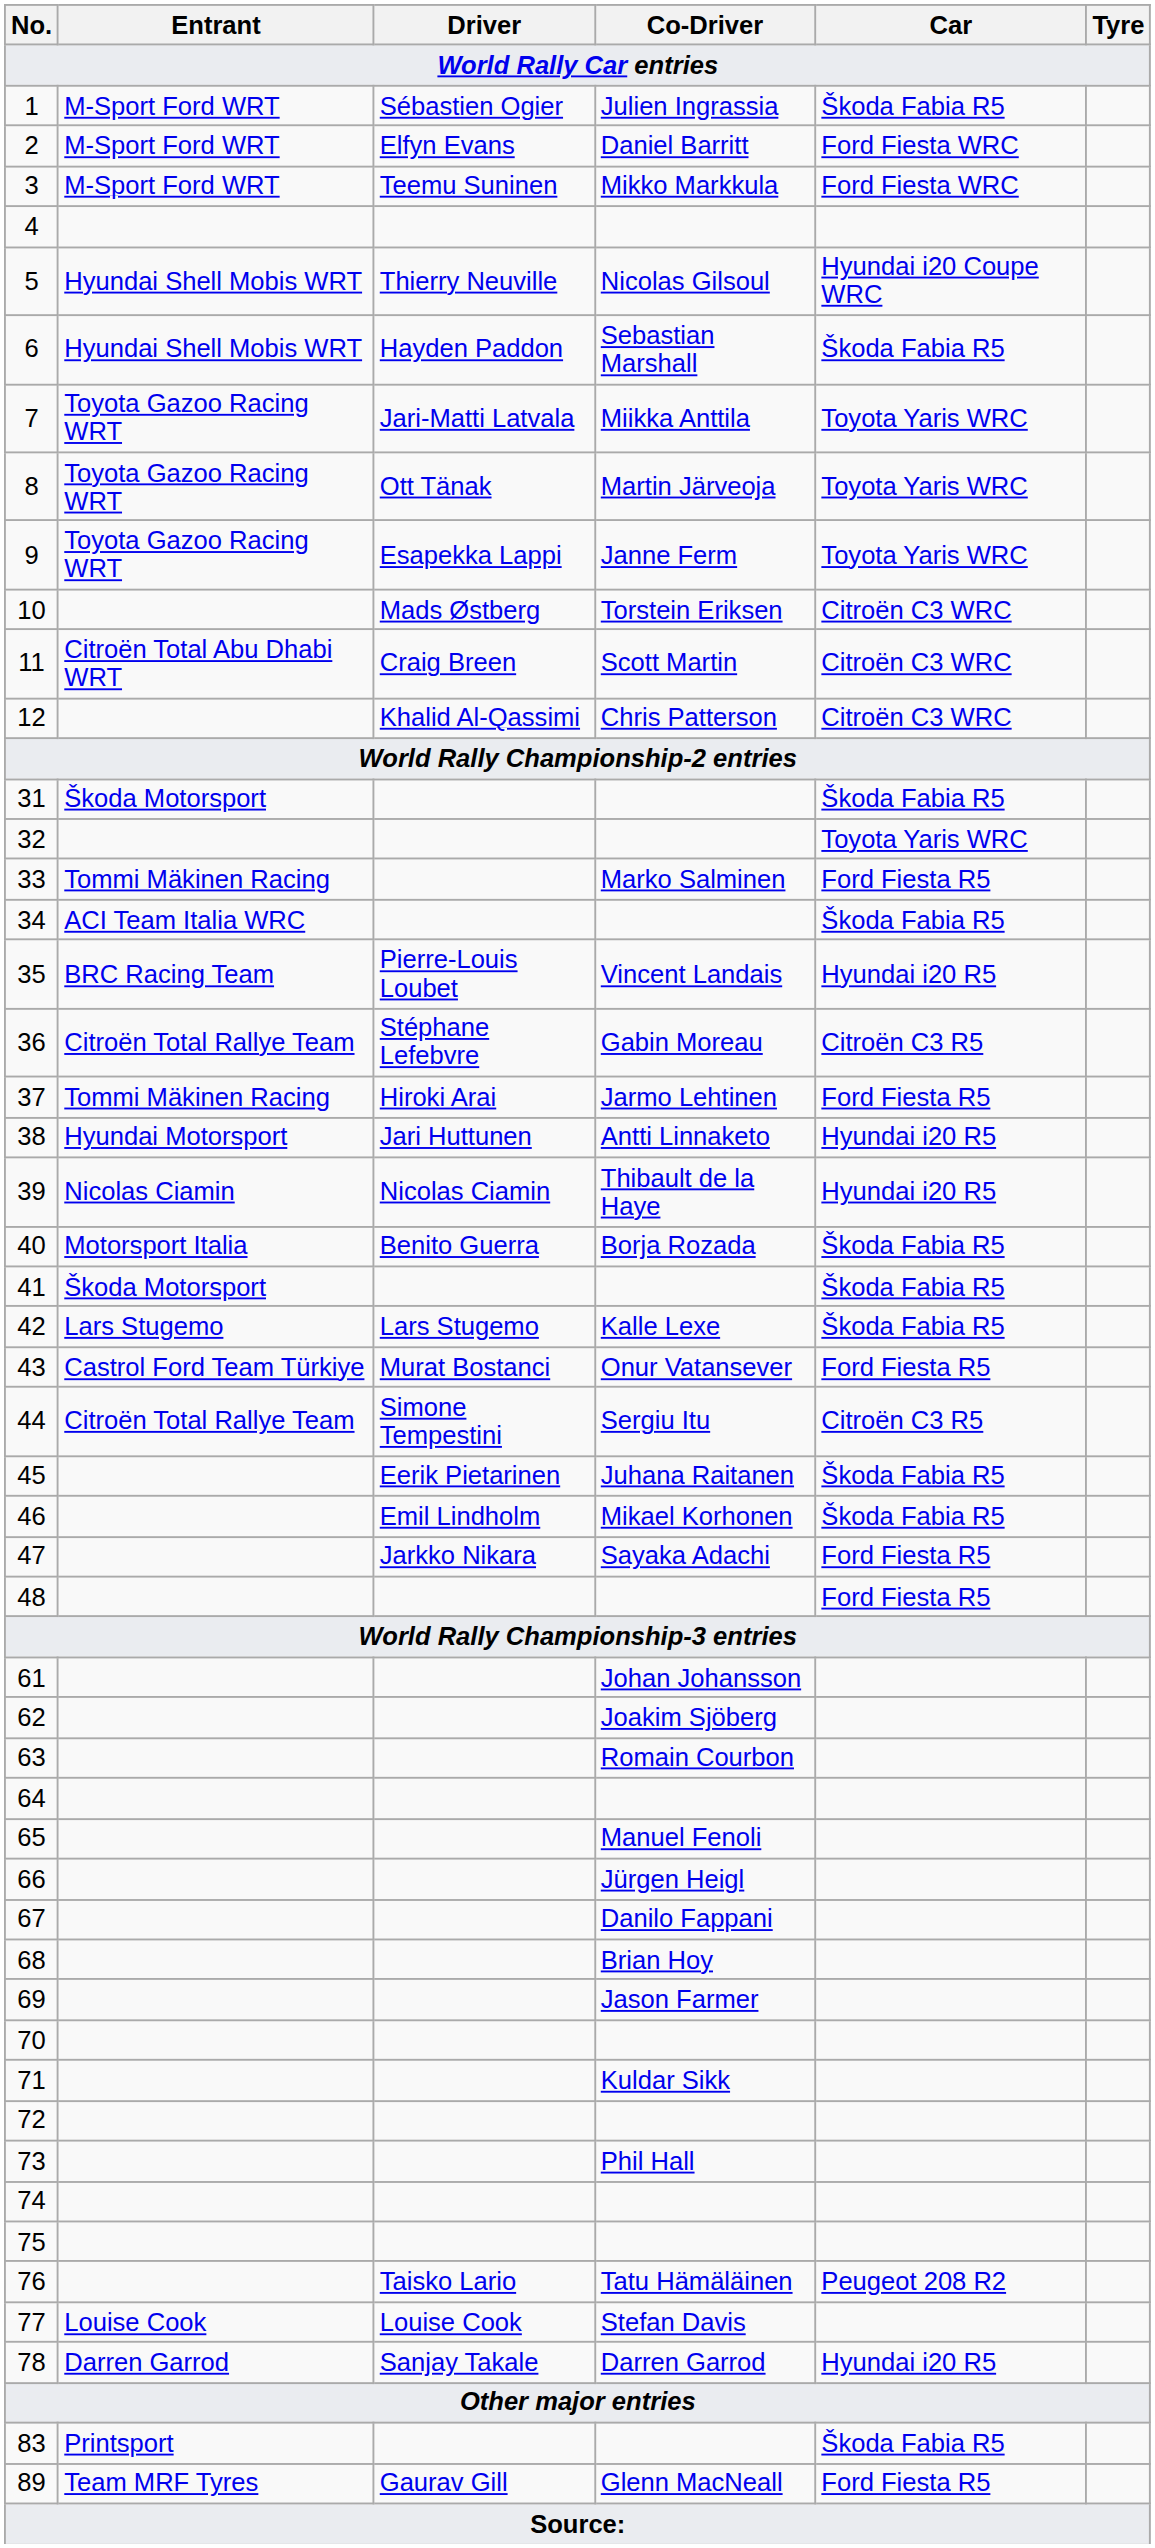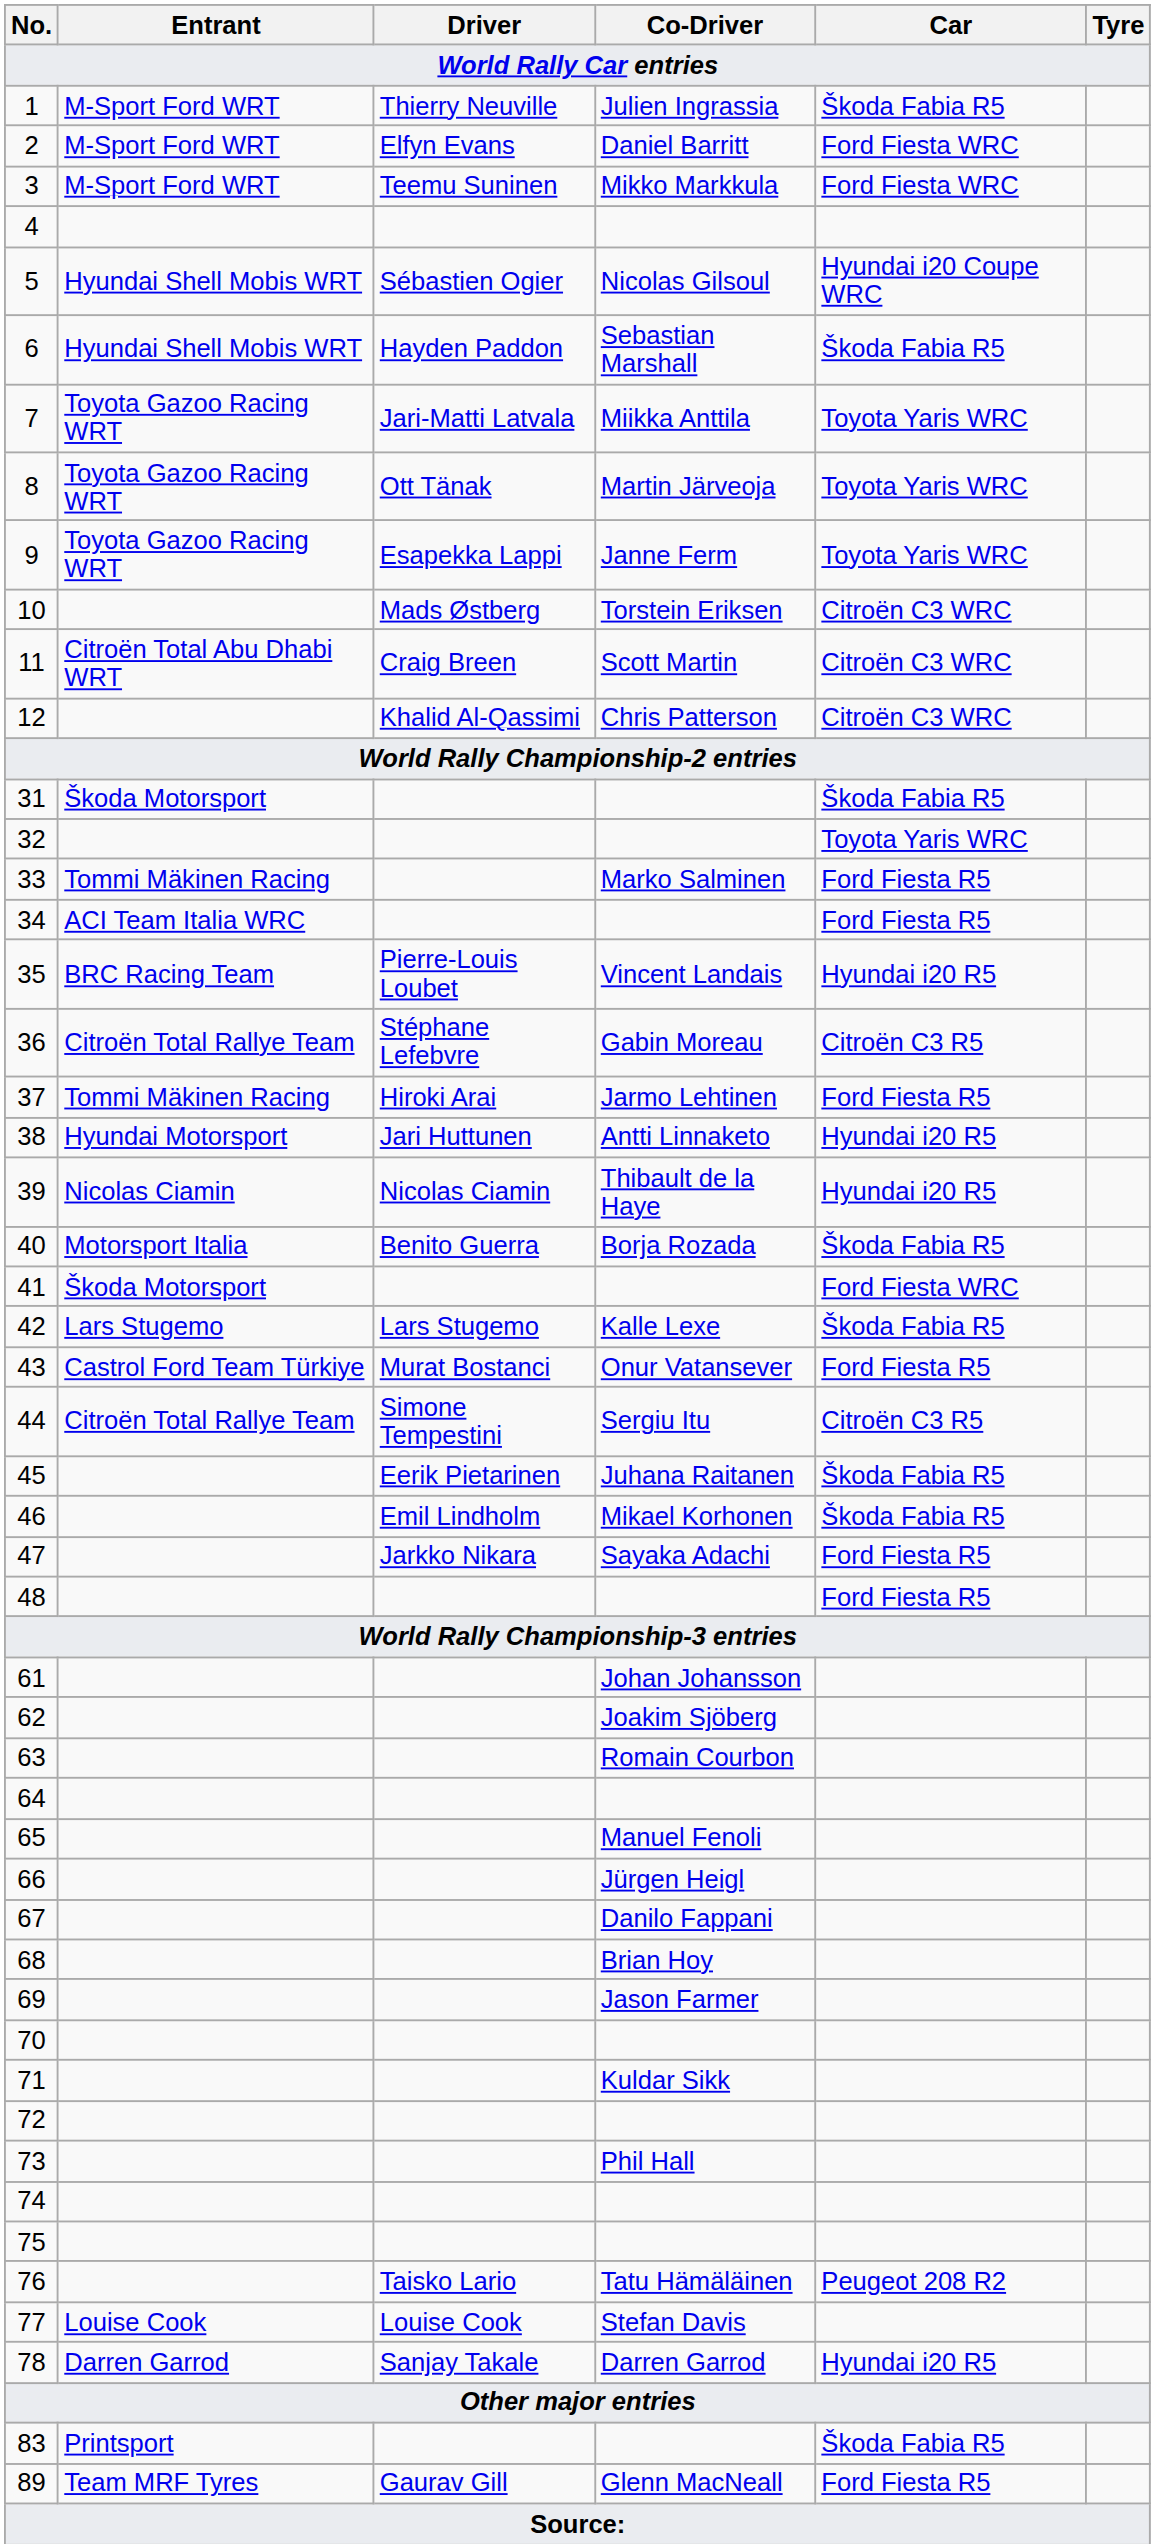(471, 105) Sébastien Ogier -> (469, 105) Thierry Neuville
(469, 281) Thierry Neuville -> (471, 281) Sébastien Ogier
(913, 919) Škoda Fabia R5 -> (906, 919) Ford Fiesta R5
(913, 1286) Škoda Fabia R5 -> (920, 1286) Ford Fiesta WRC
